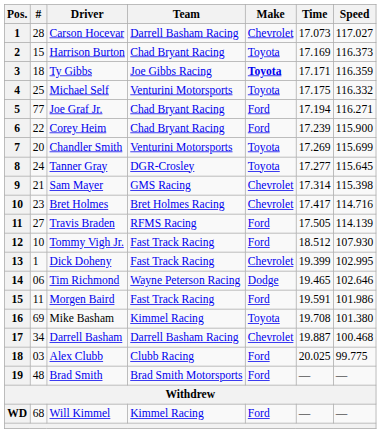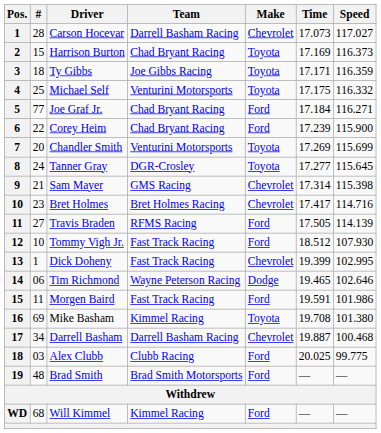(265, 71) bold -> (264, 71) normal
(315, 109) 17.194 -> (315, 109) 17.184
